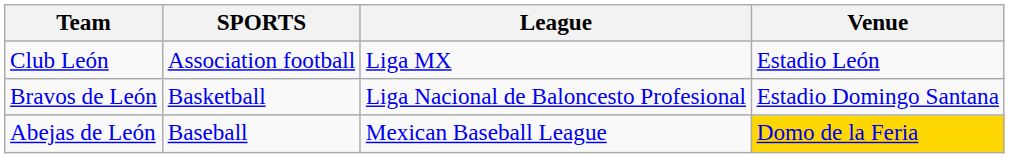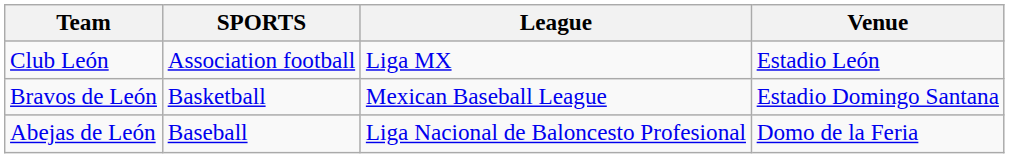(556, 96) Liga Nacional de Baloncesto Profesional -> (486, 96) Mexican Baseball League
(486, 133) Mexican Baseball League -> (556, 133) Liga Nacional de Baloncesto Profesional
(838, 133) gold background -> (838, 133) no background
